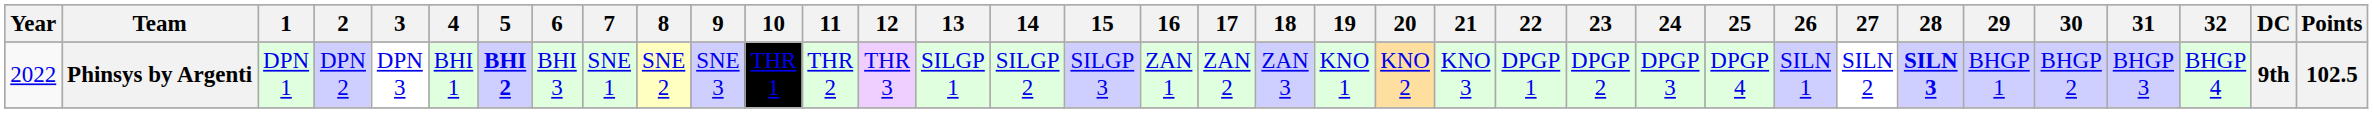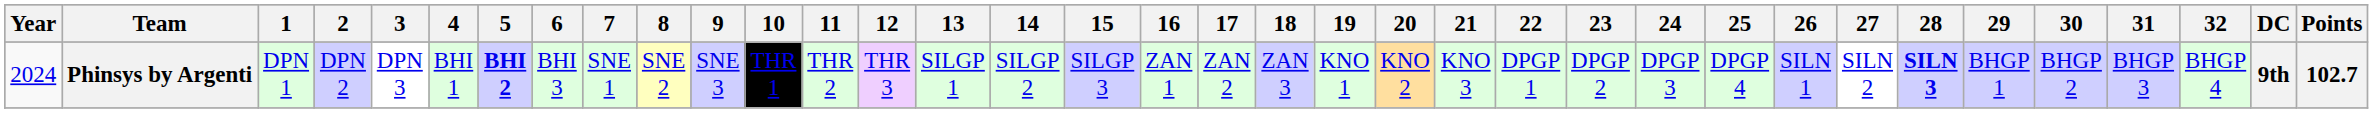(33, 74) 2022 -> (33, 74) 2024
(2332, 74) 102.5 -> (2332, 74) 102.7
